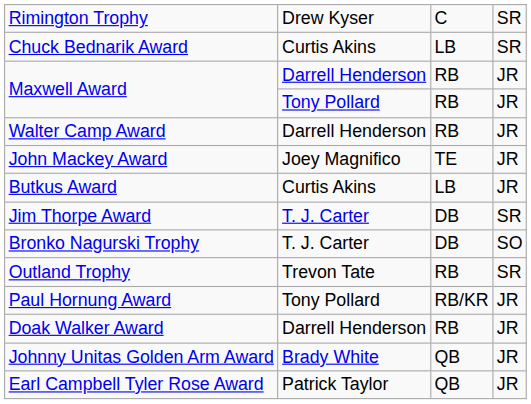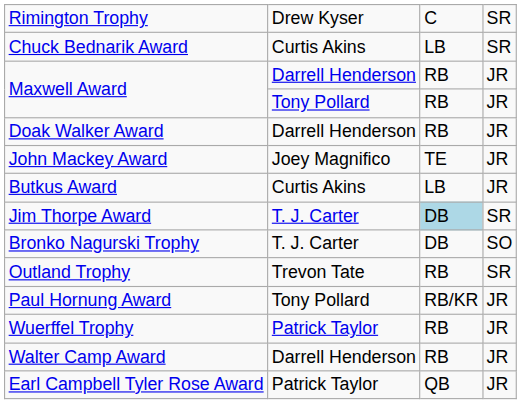rows swapped: (86, 328) <-> (87, 131)
(447, 215) no background -> (436, 215) lightblue background
+ row: (71, 328)
- row: (141, 356)
